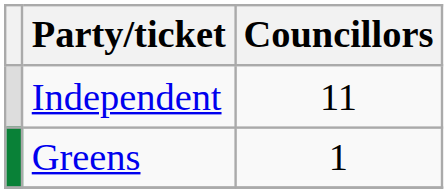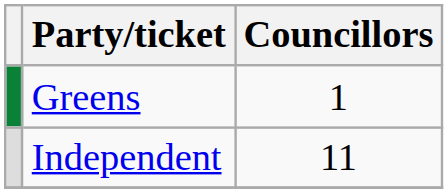rows swapped: (127, 95) <-> (86, 156)
